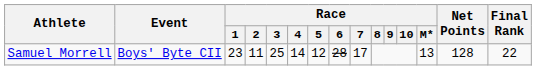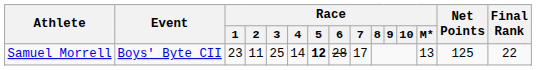(319, 54) normal -> (319, 54) bold
(463, 54) 128 -> (463, 54) 125
